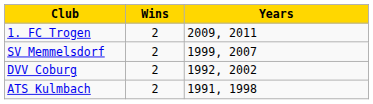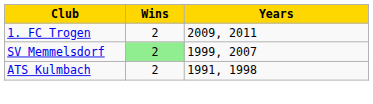(155, 52) no background -> (155, 52) lightgreen background
- row: (42, 70)
